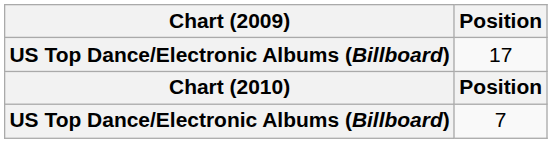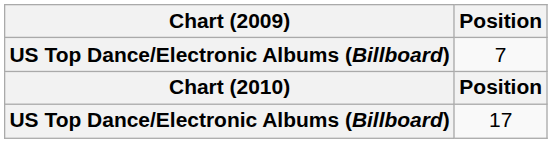rows swapped: (501, 120) <-> (501, 54)
